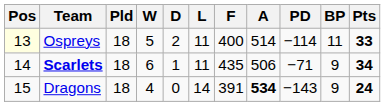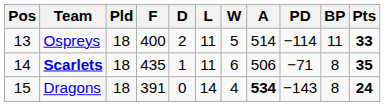columns swapped: (150, 16) <-> (231, 16)
(22, 40) lightyellow background -> (22, 40) no background
(335, 64) 9 -> (335, 64) 8
(364, 64) 34 -> (364, 64) 35
(335, 88) 9 -> (335, 88) 8
